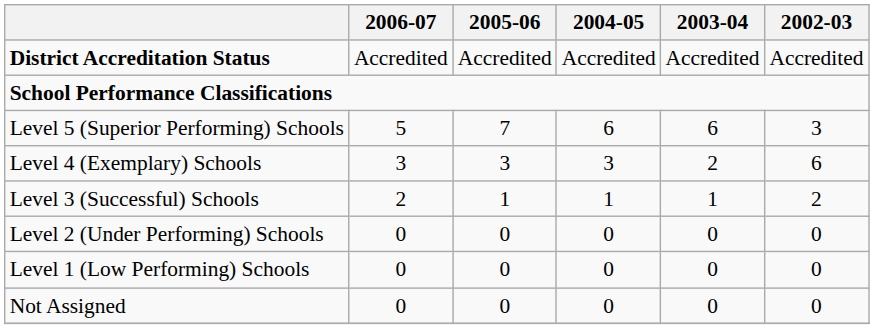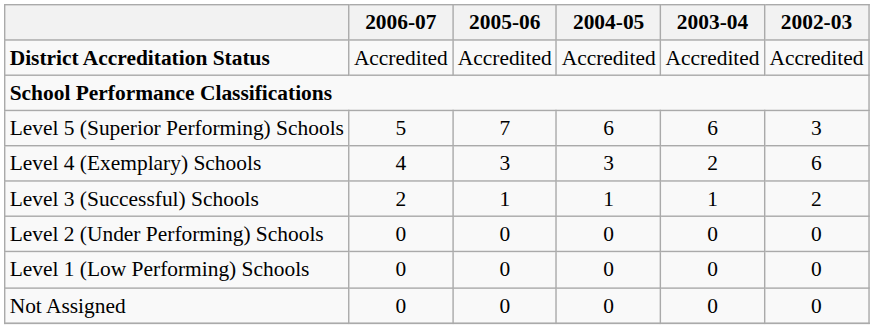(401, 163) 3 -> (401, 163) 4
